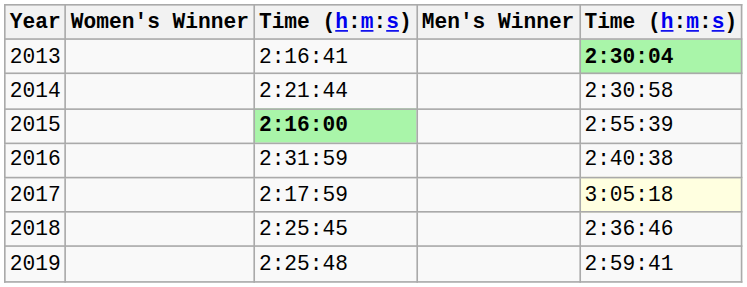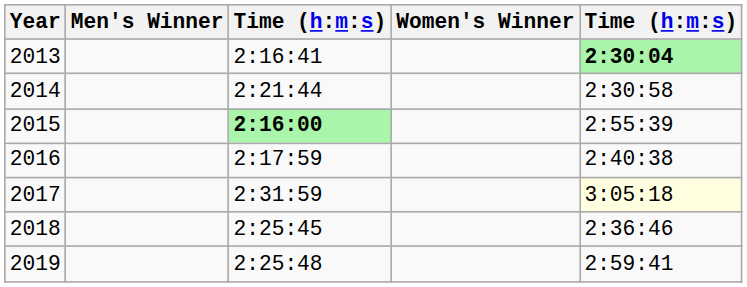columns swapped: (498, 22) <-> (160, 22)
(303, 160) 2:31:59 -> (278, 160) 2:17:59
(303, 195) 2:17:59 -> (278, 195) 2:31:59
